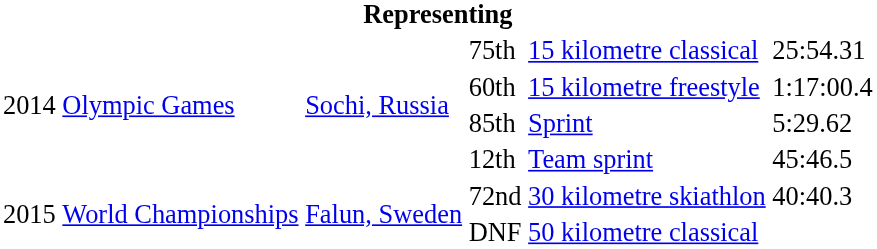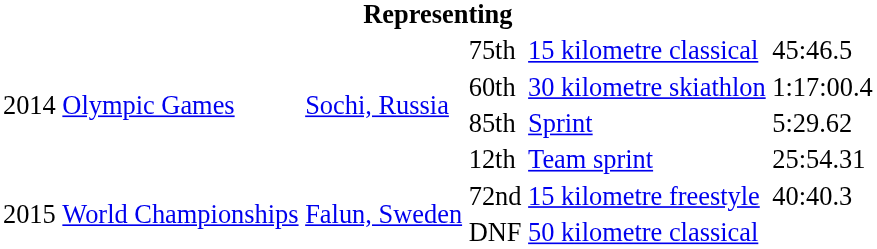(819, 50) 25:54.31 -> (812, 50) 45:46.5
(644, 87) 15 kilometre freestyle -> (647, 87) 30 kilometre skiathlon
(812, 159) 45:46.5 -> (819, 159) 25:54.31
(647, 195) 30 kilometre skiathlon -> (644, 195) 15 kilometre freestyle
